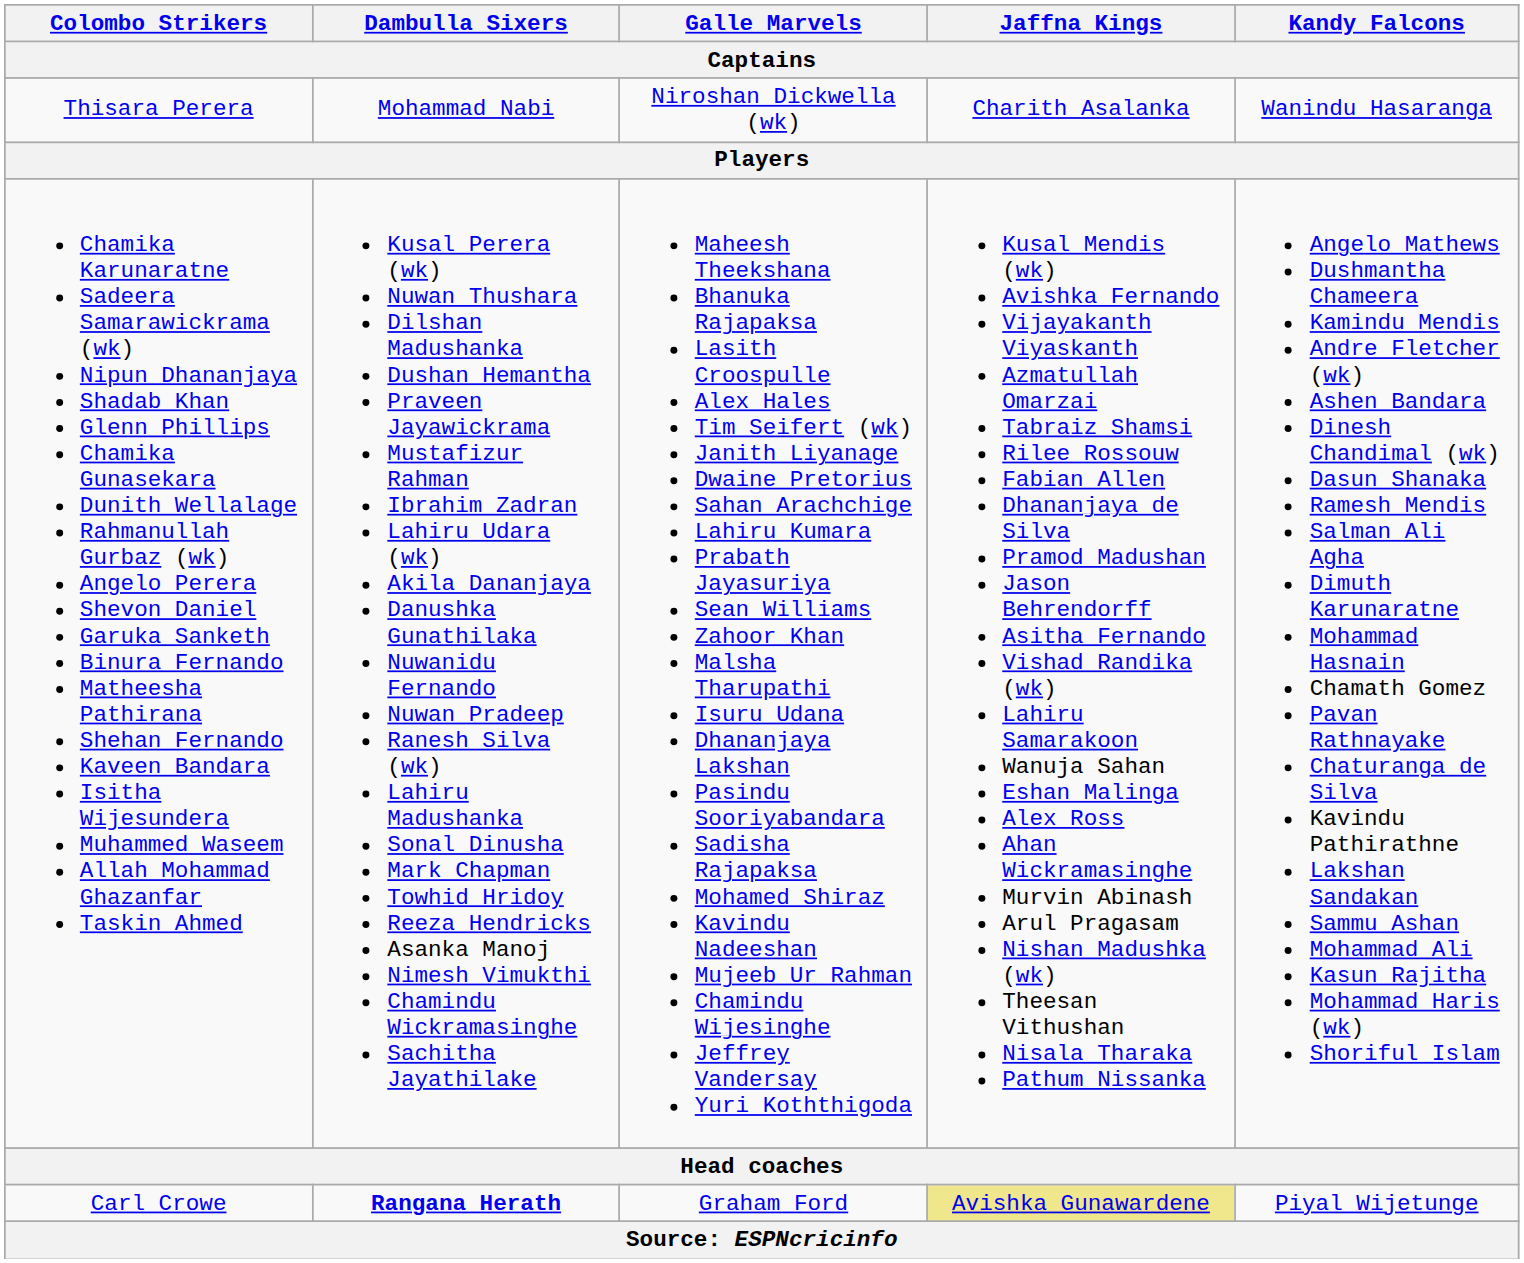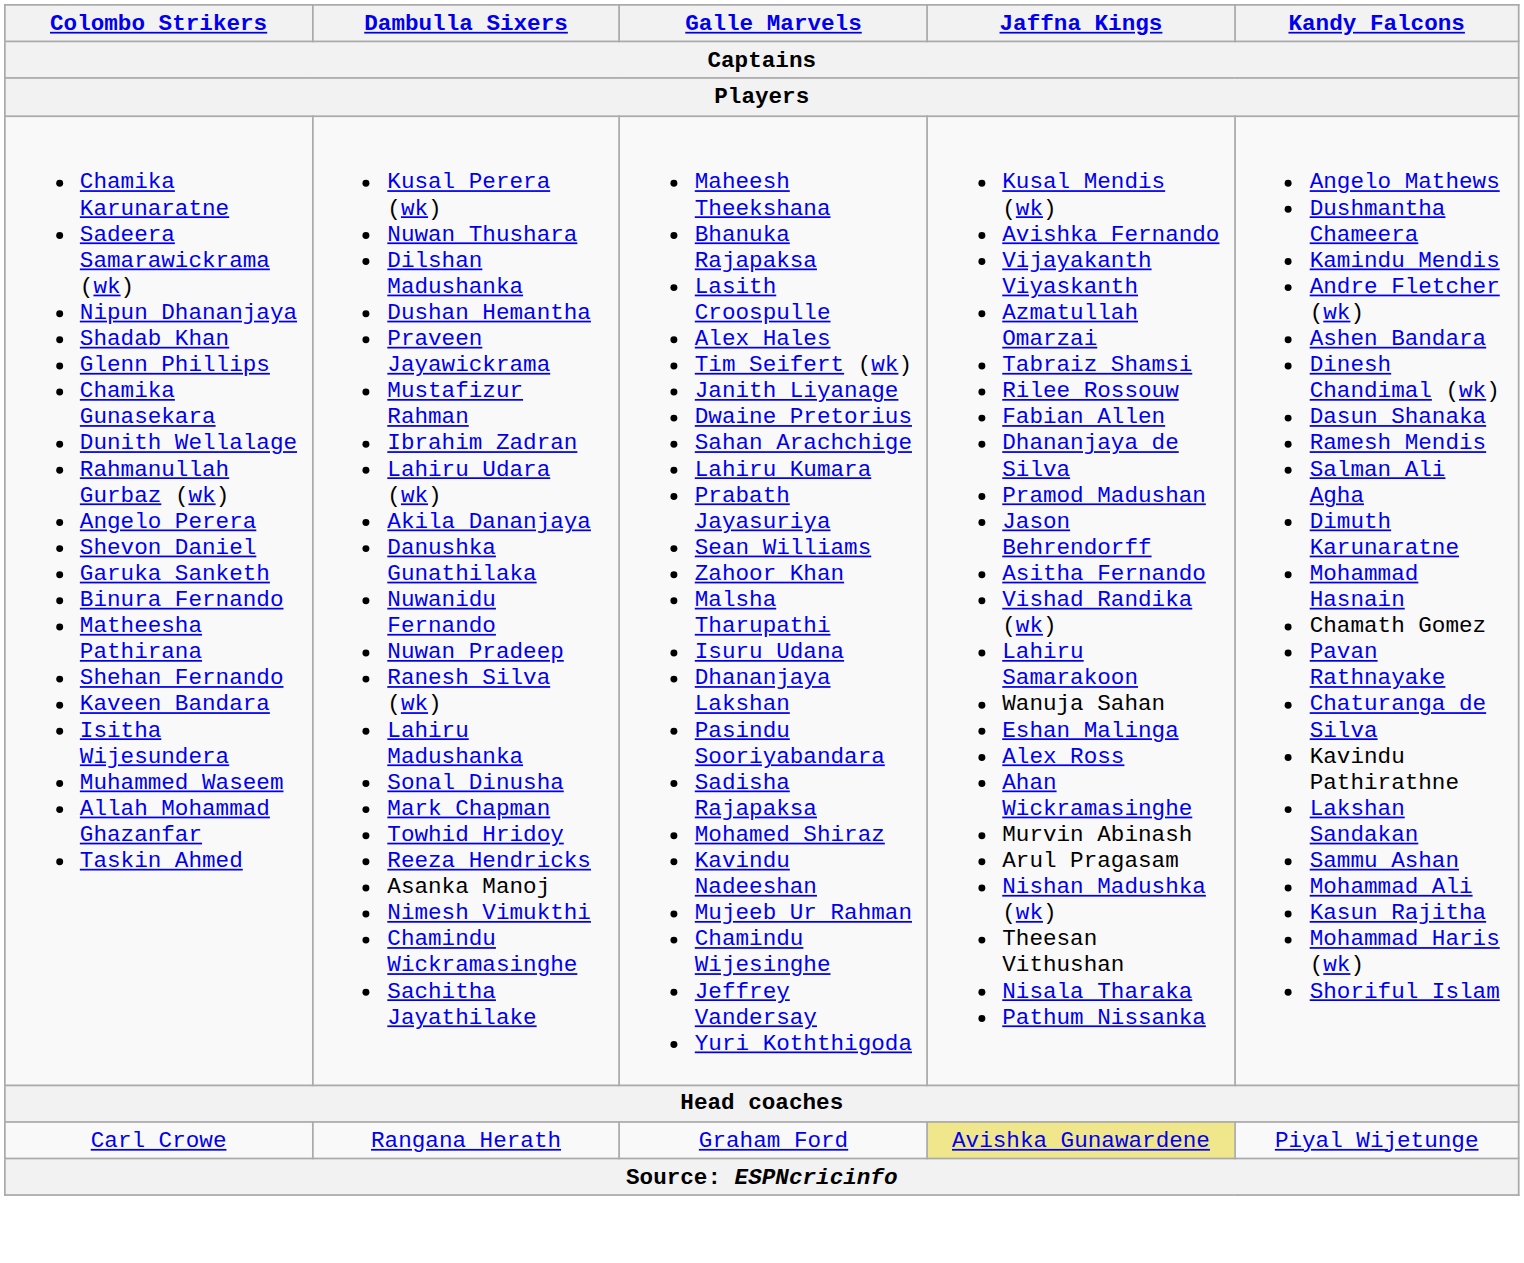- row: (159, 110)
(466, 1203) bold -> (466, 1140) normal
